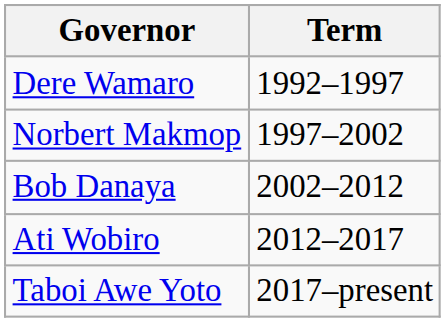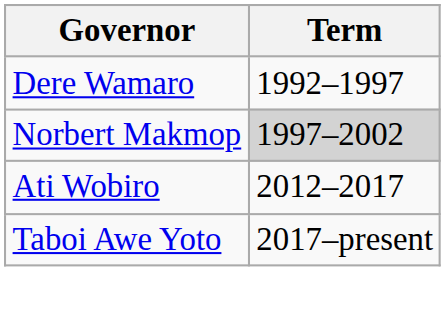(330, 134) no background -> (330, 134) lightgrey background
- row: (94, 186)
